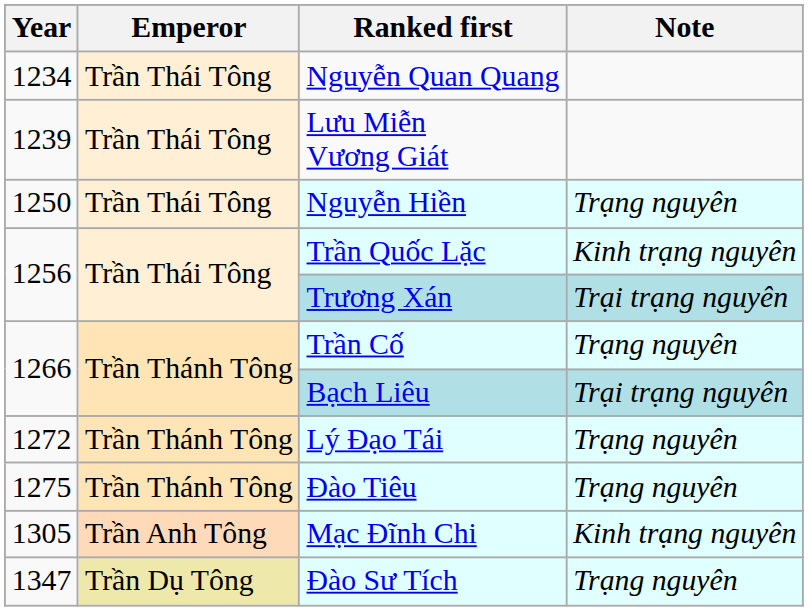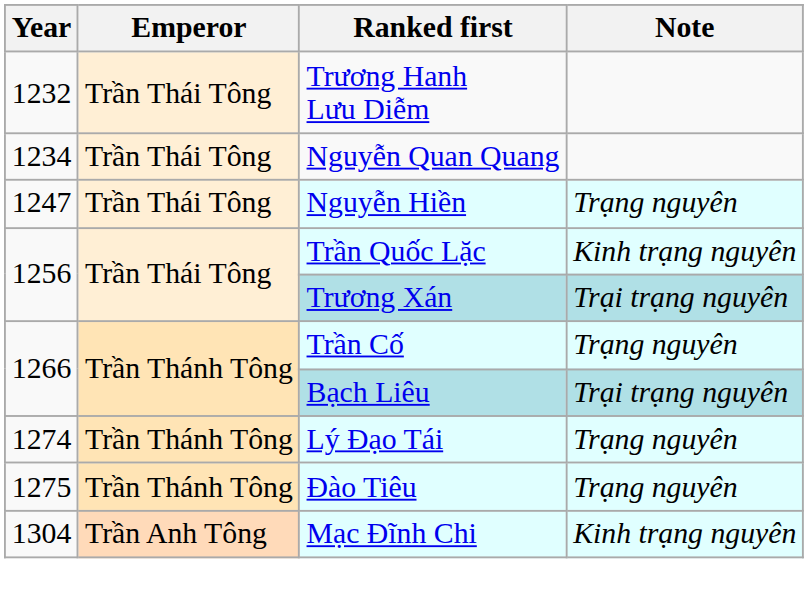+ row: (387, 92)
- row: (377, 139)
(42, 203) 1250 -> (42, 203) 1247
(42, 439) 1272 -> (42, 439) 1274
(42, 533) 1305 -> (42, 533) 1304
- row: (382, 580)
